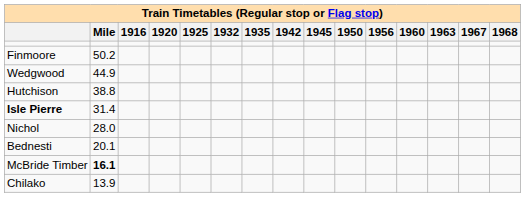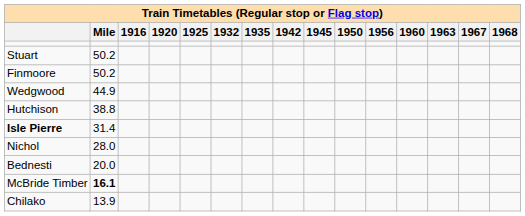+ row: (22, 55)
(104, 146) 20.1 -> (104, 165) 20.0
